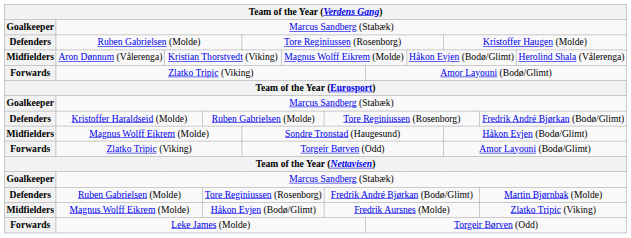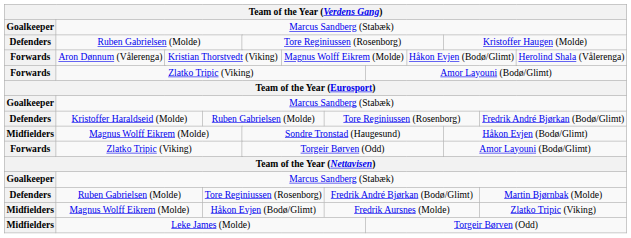(30, 57) Midfielders -> (30, 57) Forwards
(30, 225) Forwards -> (30, 225) Midfielders
